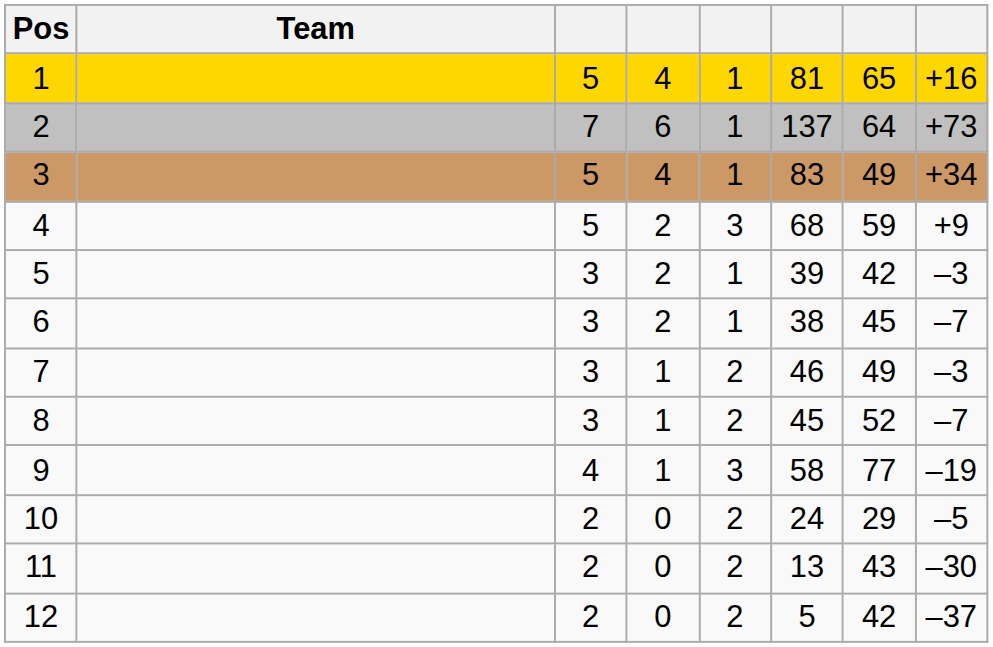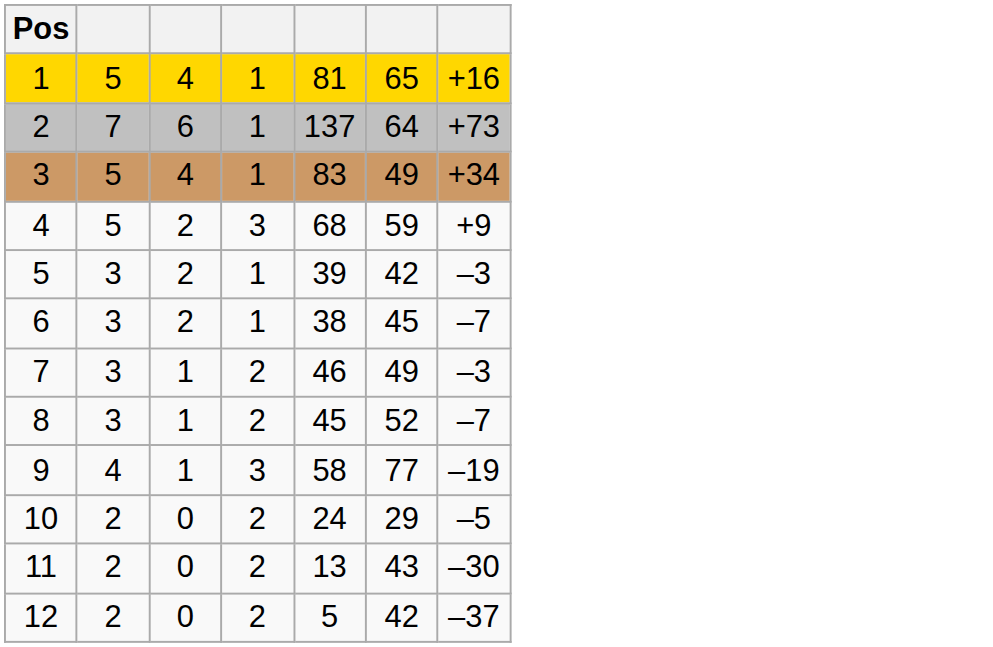- column: (316, 28)
